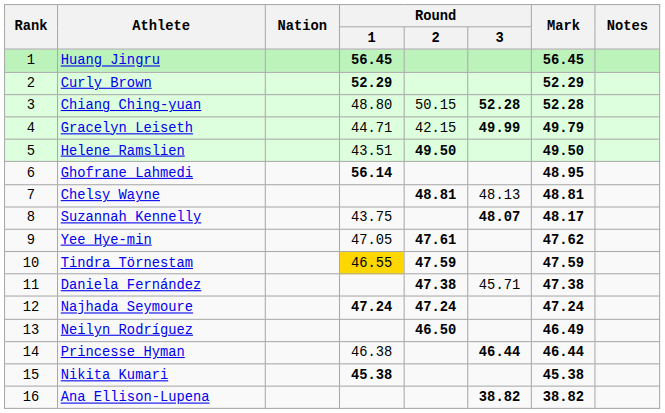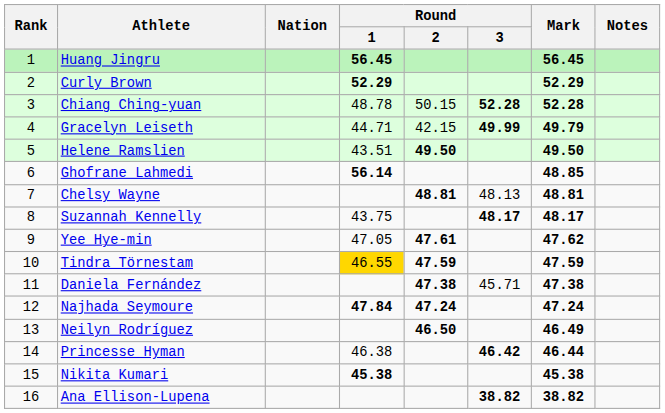(372, 106) 48.80 -> (372, 106) 48.78
(563, 173) 48.95 -> (563, 173) 48.85
(500, 218) 48.07 -> (500, 218) 48.17
(372, 308) 47.24 -> (372, 308) 47.84
(500, 353) 46.44 -> (500, 353) 46.42
